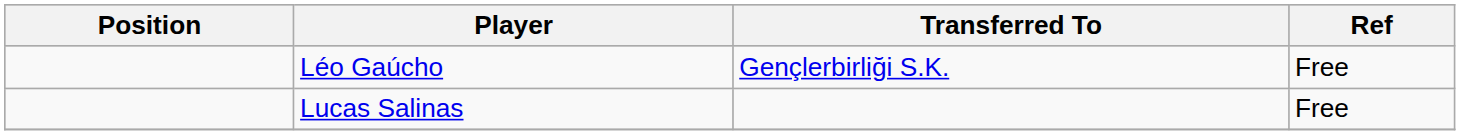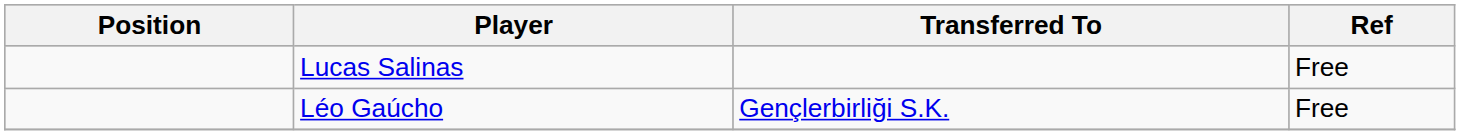rows swapped: (382, 108) <-> (372, 66)
